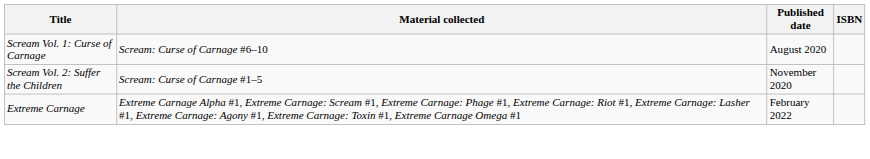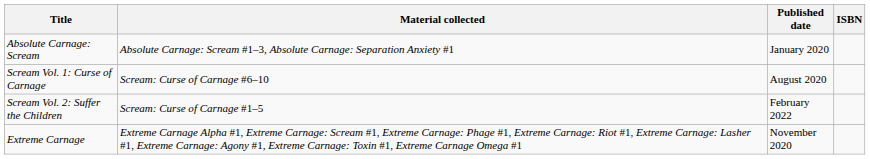+ row: (49, 49)
(793, 79) November 2020 -> (790, 109) February 2022
(790, 109) February 2022 -> (793, 139) November 2020
